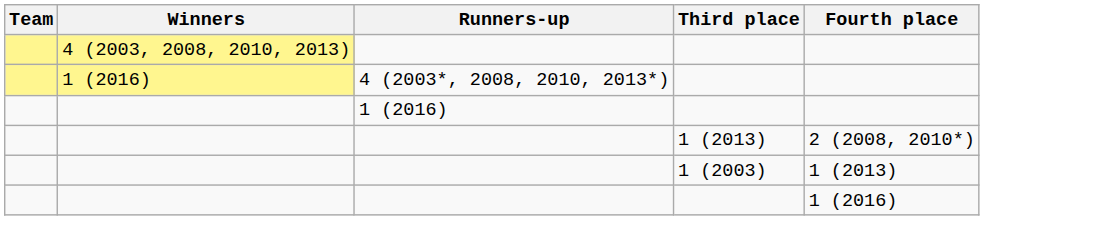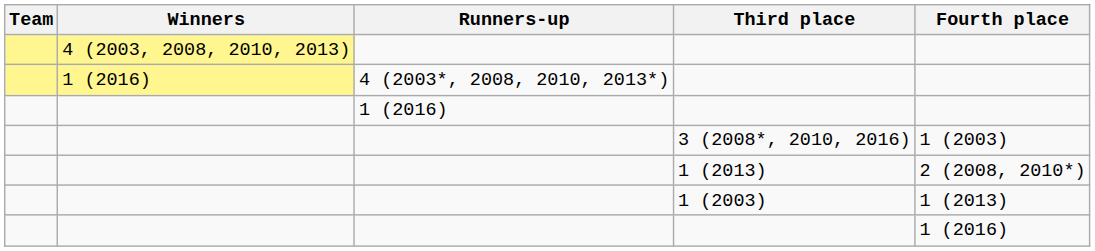+ row: (206, 140)
